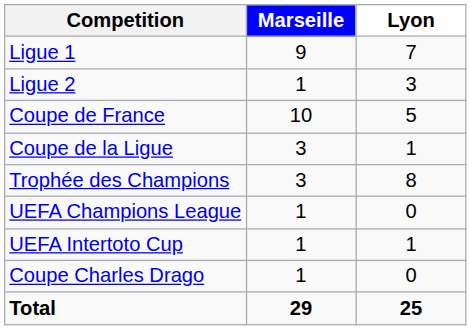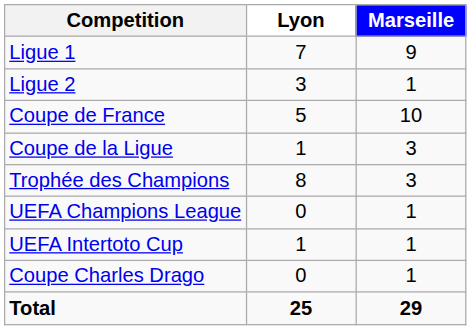columns swapped: (301, 20) <-> (411, 20)
